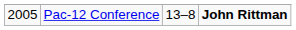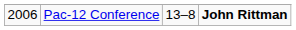(22, 15) 2005 -> (22, 15) 2006
